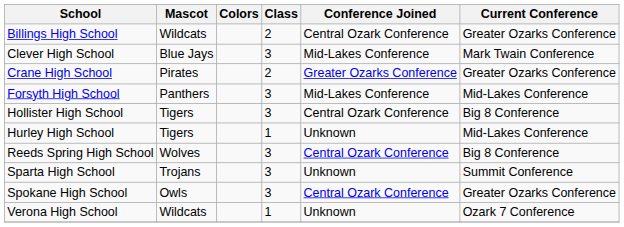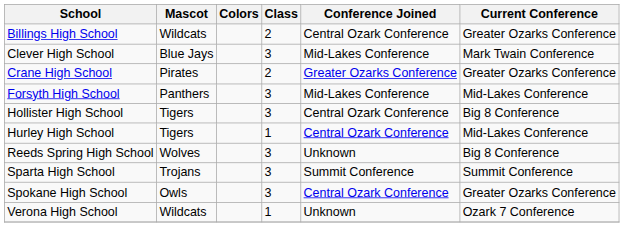(330, 133) Unknown -> (376, 133) Central Ozark Conference
(376, 152) Central Ozark Conference -> (330, 152) Unknown
(330, 172) Unknown -> (359, 172) Summit Conference
